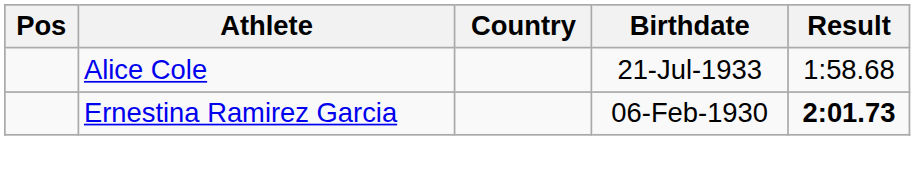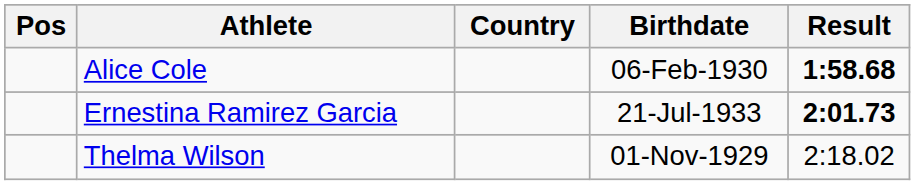(690, 69) 21-Jul-1933 -> (689, 69) 06-Feb-1930
(849, 69) normal -> (849, 69) bold
(690, 112) 06-Feb-1930 -> (689, 112) 21-Jul-1933
+ row: (174, 156)
